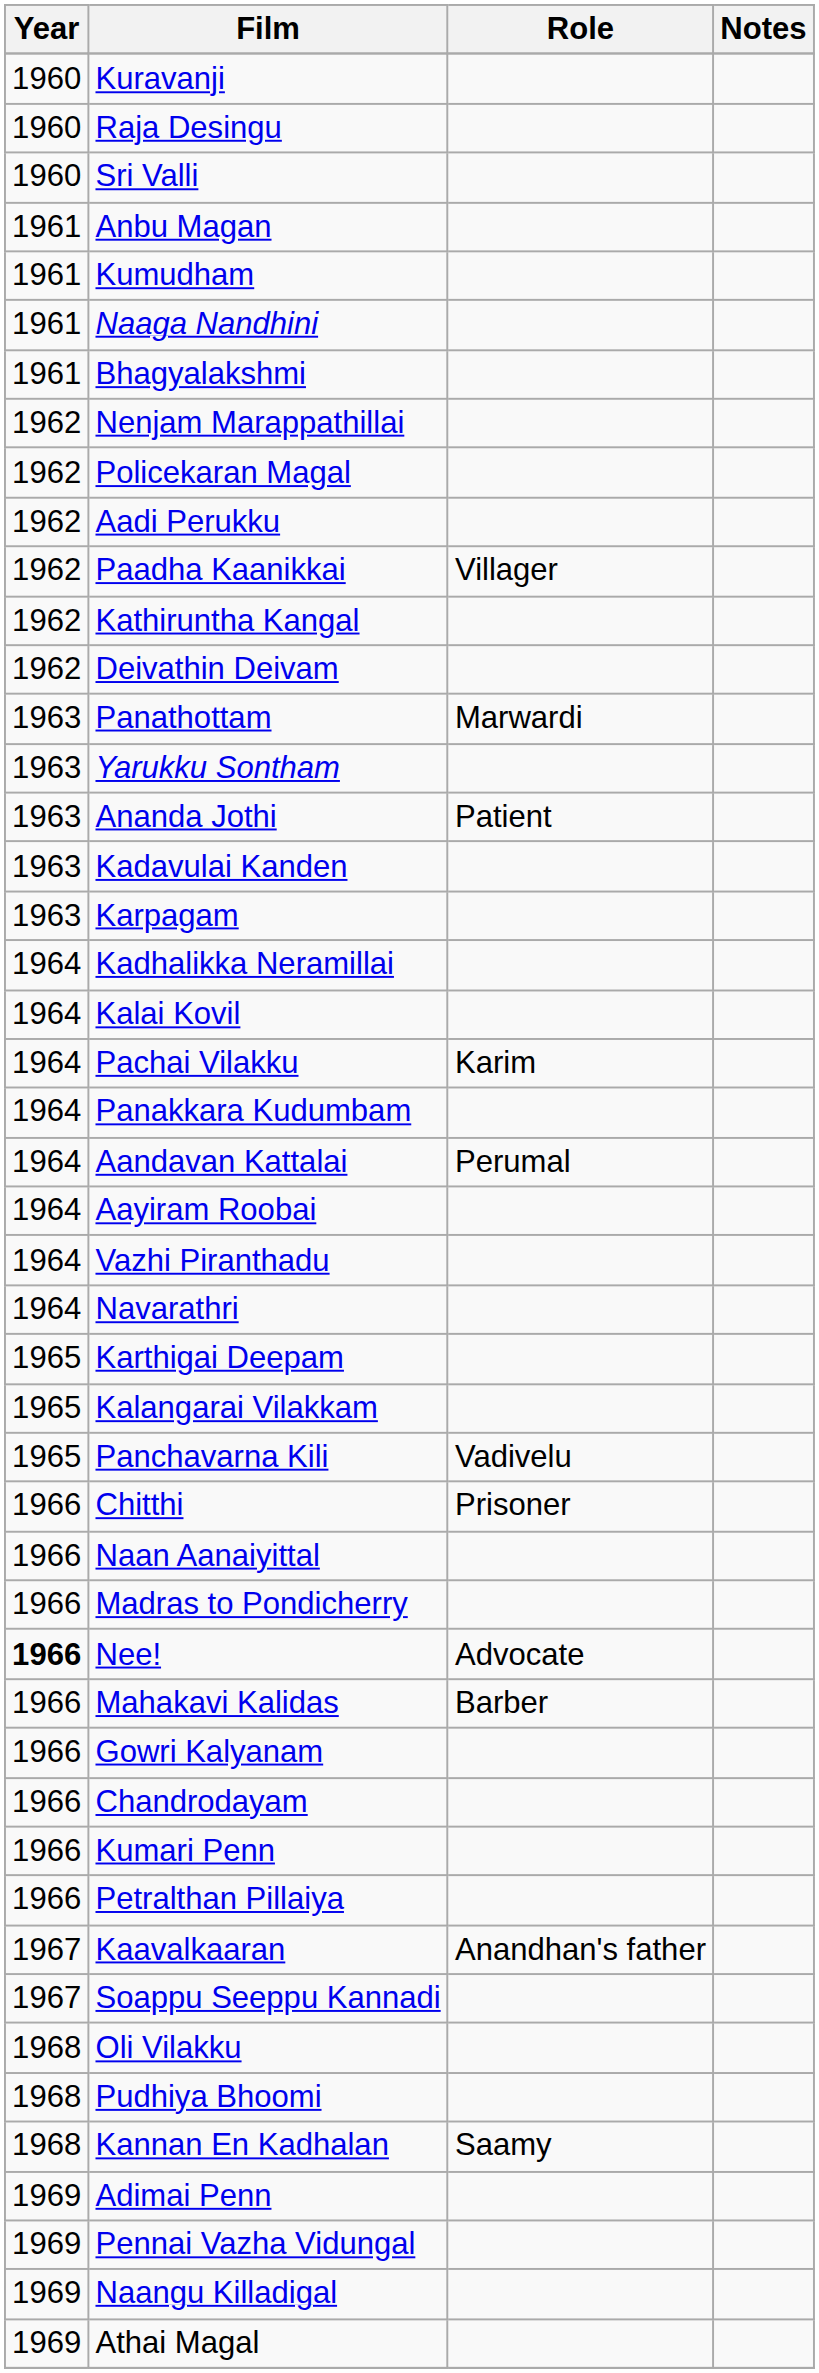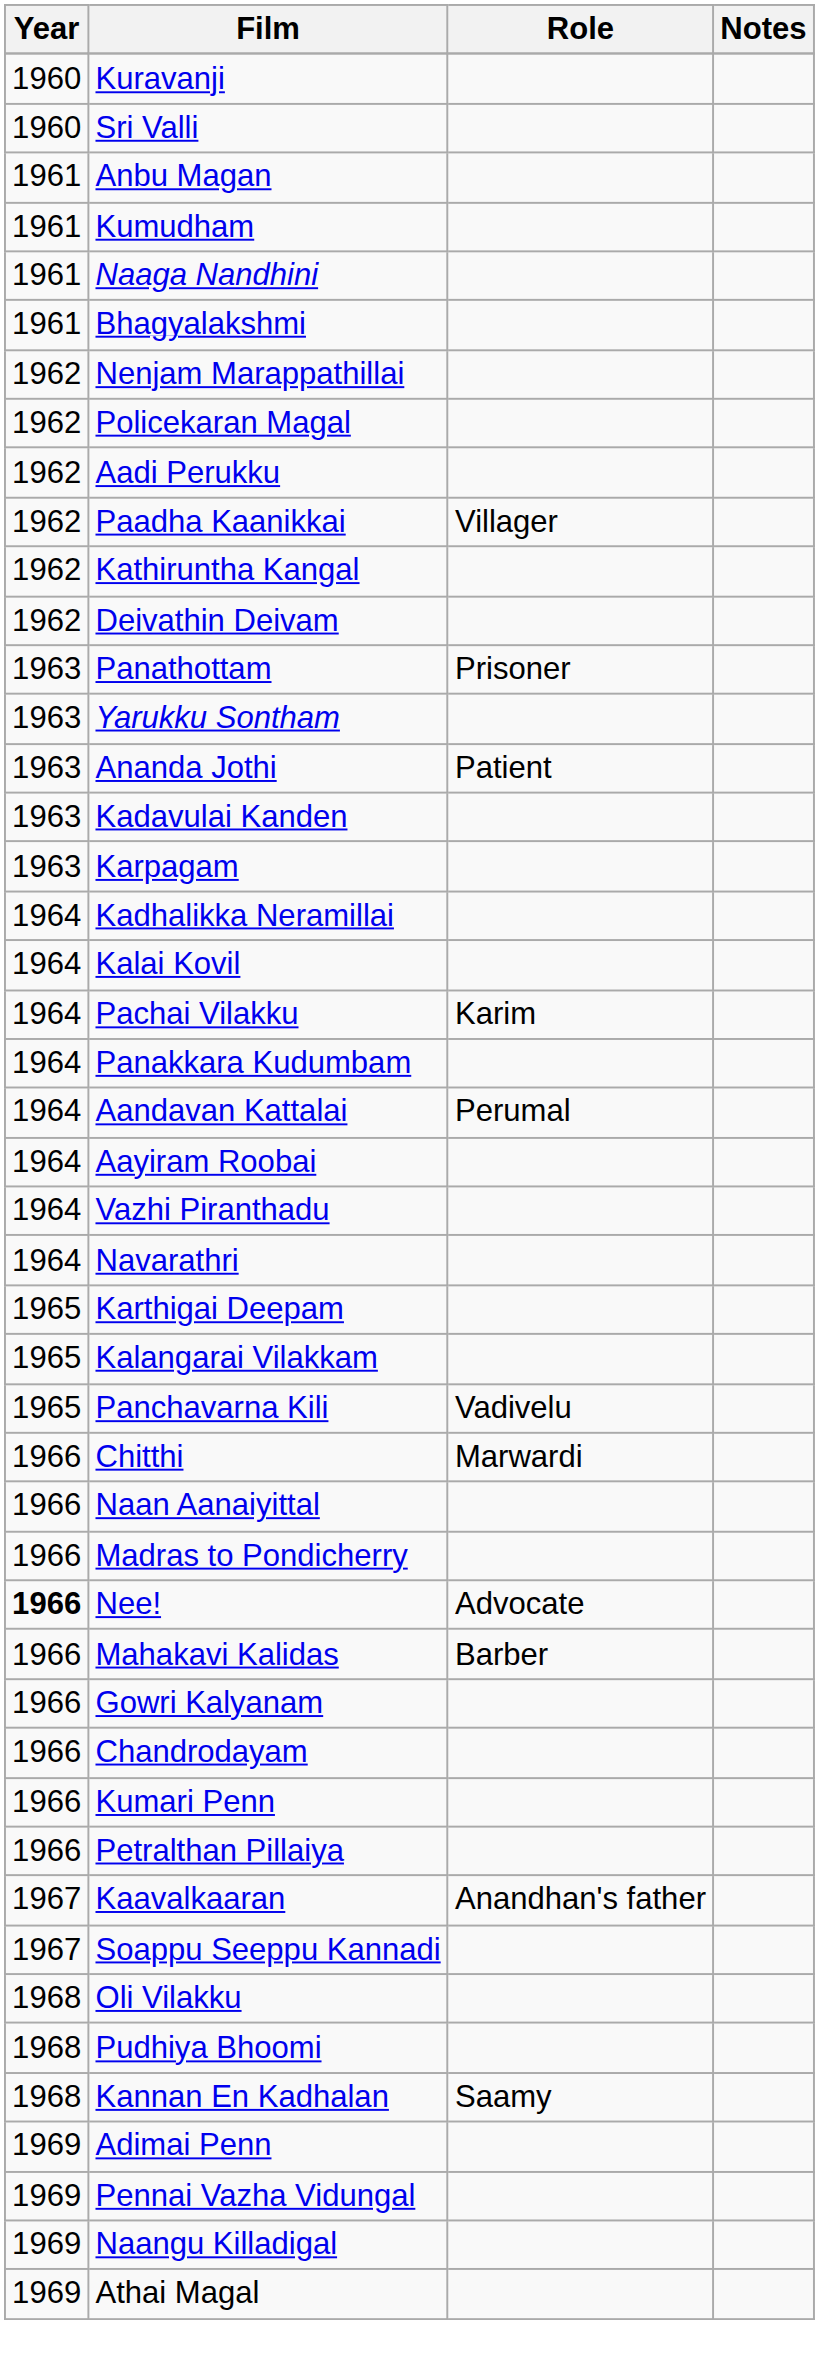- row: (189, 127)
(519, 718) Marwardi -> (513, 669) Prisoner
(513, 1505) Prisoner -> (519, 1456) Marwardi
